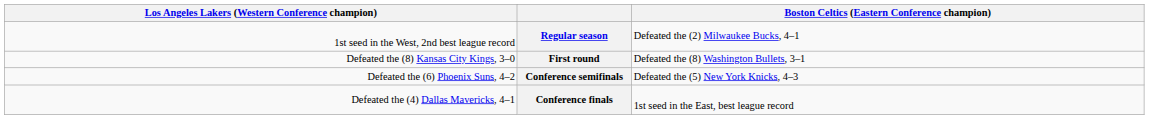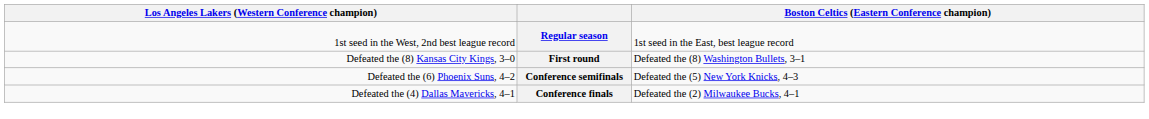(717, 36) Defeated the (2) Milwaukee Bucks, 4–1 -> (714, 42) 1st seed in the East, best league record
(714, 106) 1st seed in the East, best league record -> (717, 94) Defeated the (2) Milwaukee Bucks, 4–1
